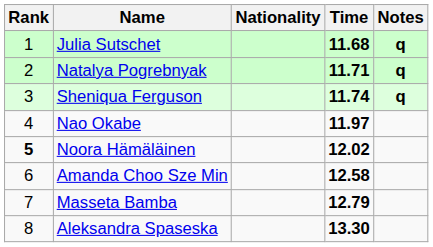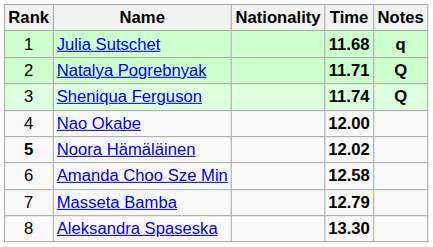(401, 70) q -> (401, 70) Q
(401, 96) q -> (401, 96) Q
(349, 123) 11.97 -> (349, 123) 12.00
